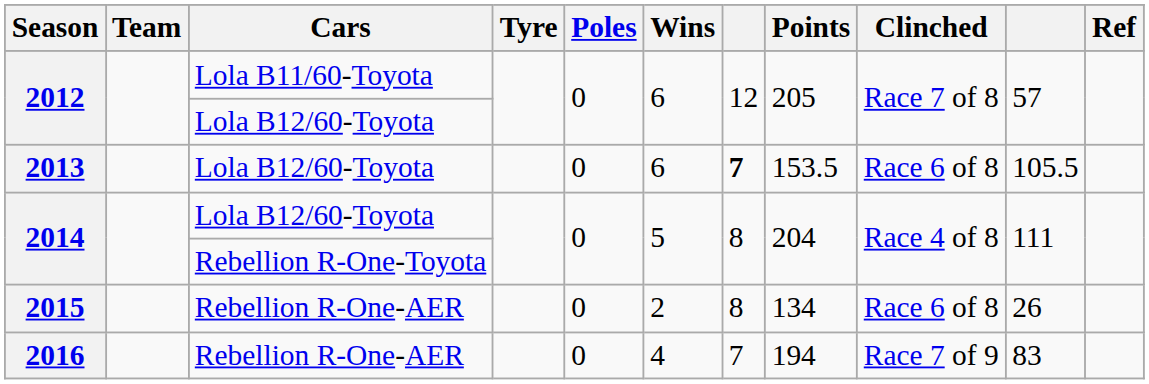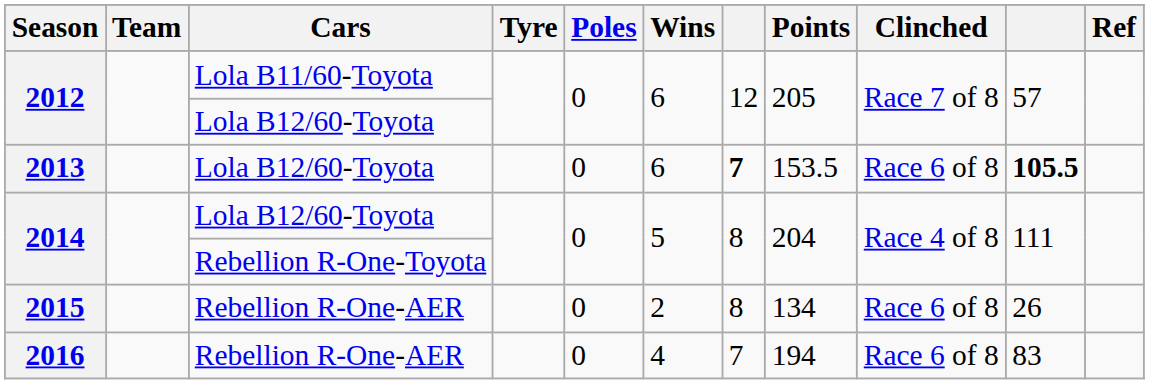(1045, 167) normal -> (1045, 167) bold
(931, 354) Race 7 of 9 -> (931, 354) Race 6 of 8
